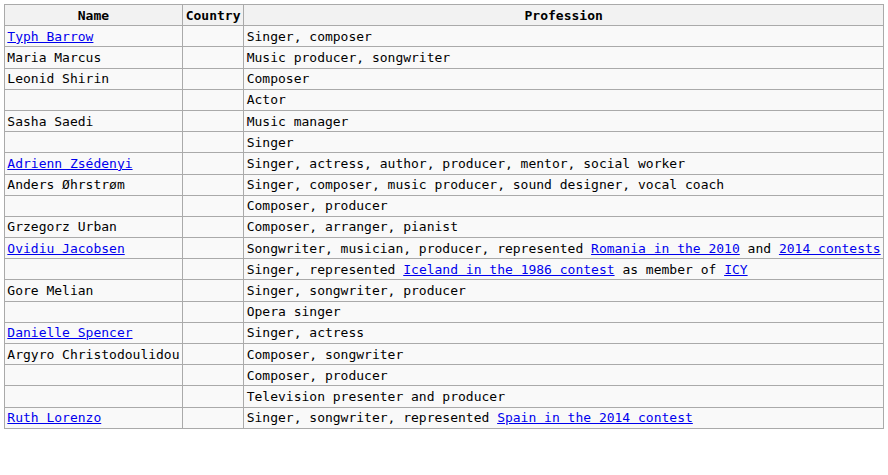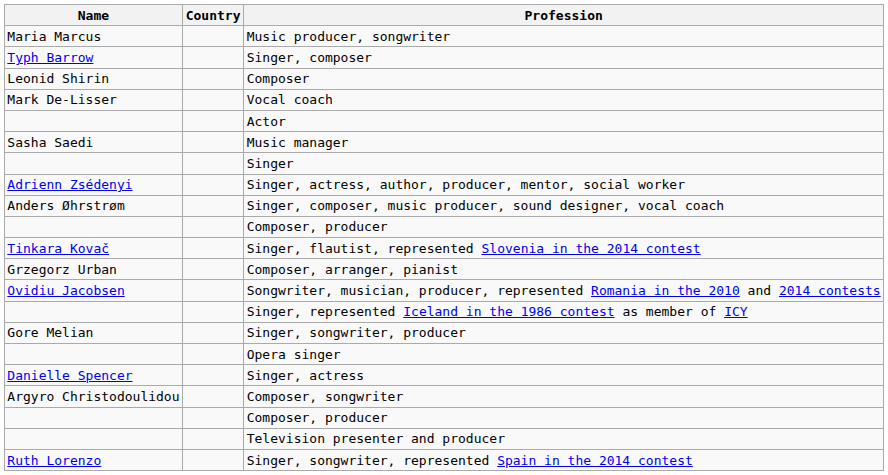rows swapped: (50, 36) <-> (54, 57)
+ row: (62, 100)
+ row: (58, 248)
